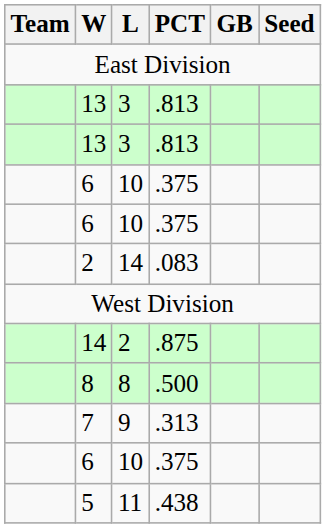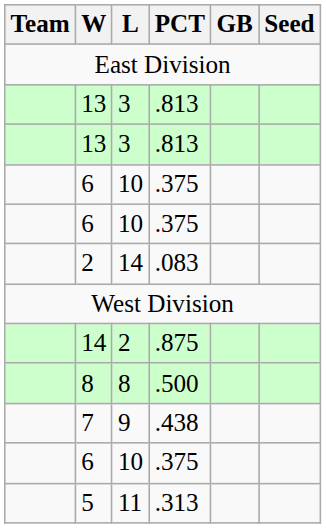(177, 422) .313 -> (177, 422) .438
(177, 502) .438 -> (177, 502) .313
